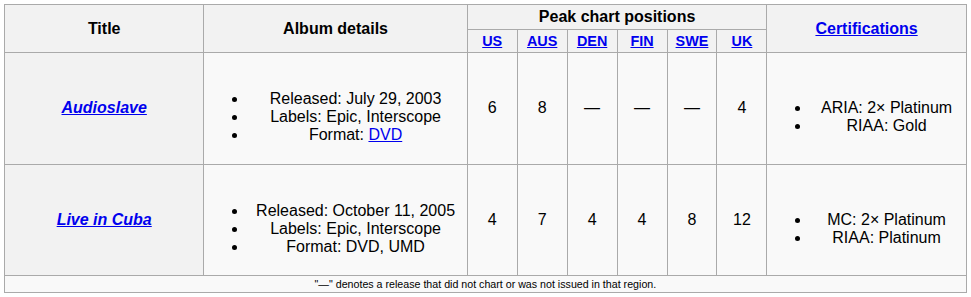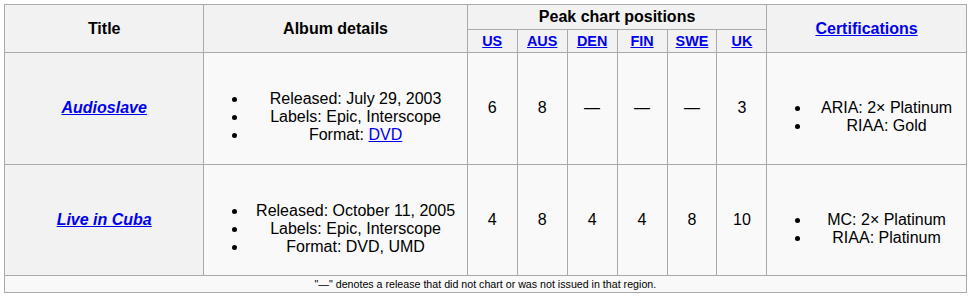(742, 108) 4 -> (742, 108) 3
(542, 219) 7 -> (542, 219) 8
(742, 219) 12 -> (742, 219) 10
